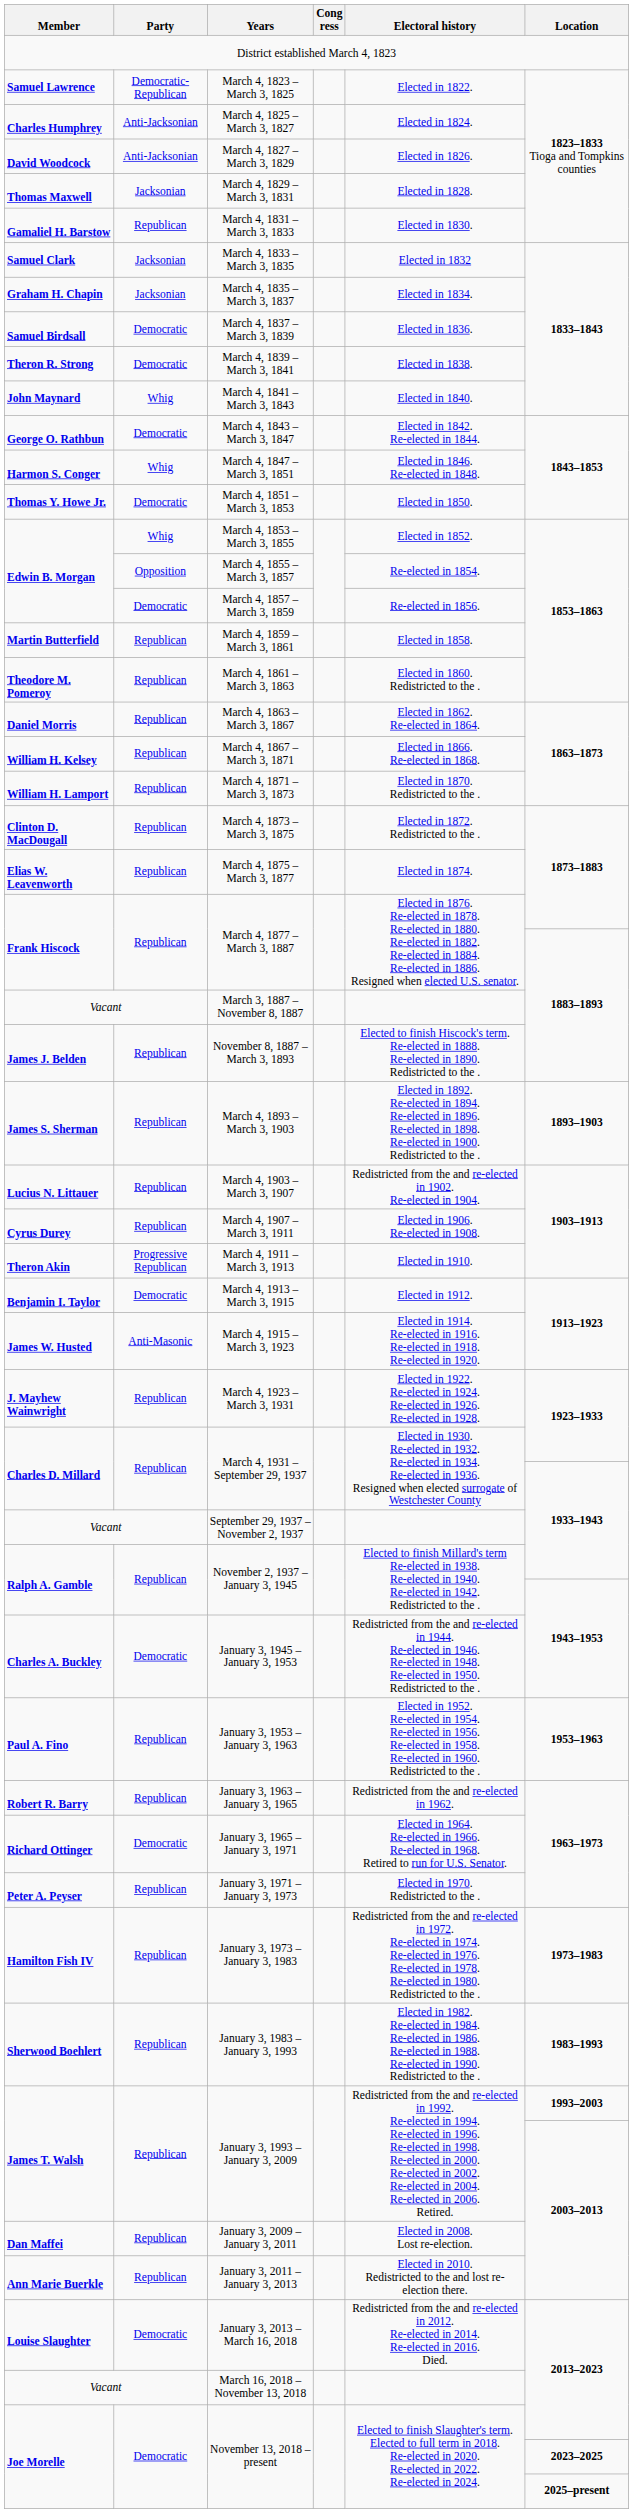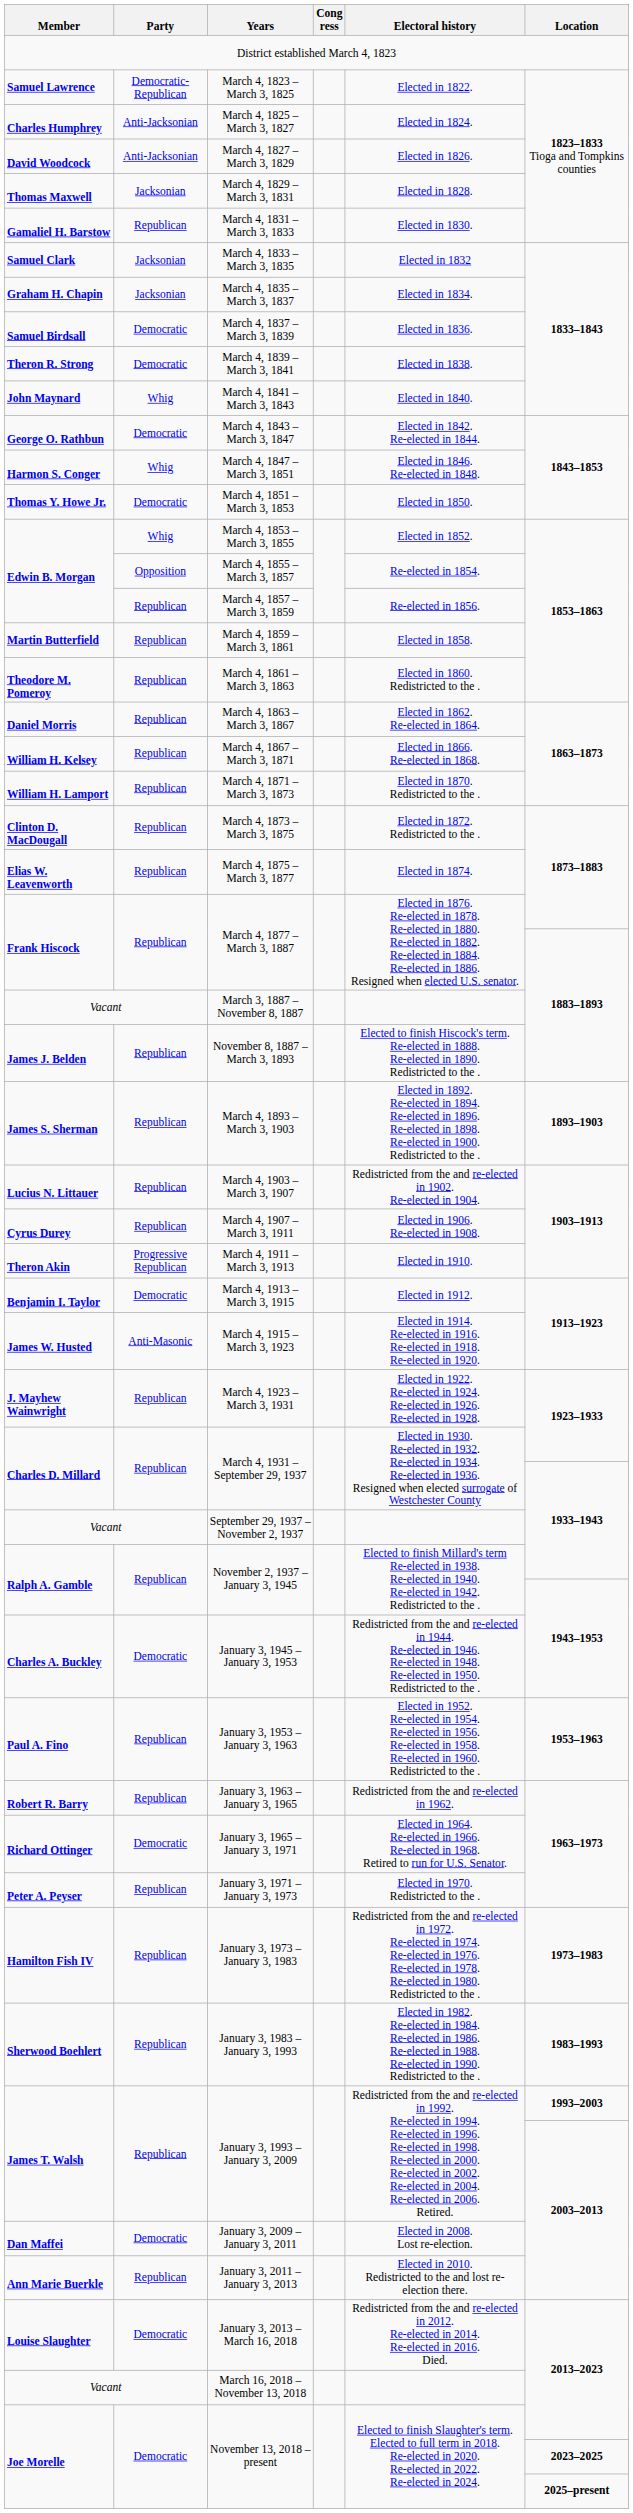(160, 605) Democratic -> (160, 605) Republican
(160, 2238) Republican -> (160, 2238) Democratic
